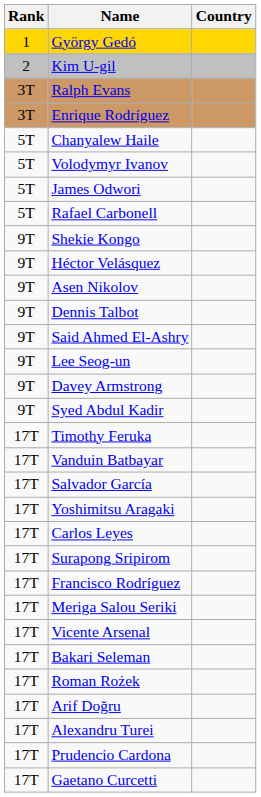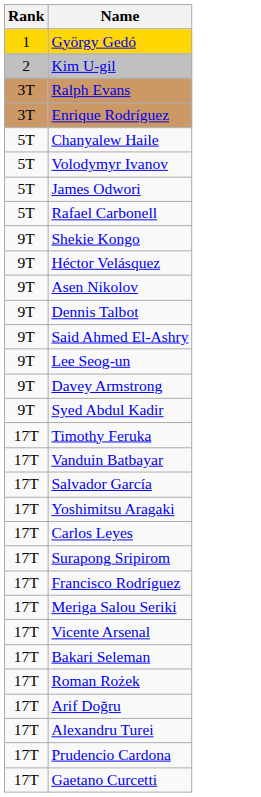- column: (224, 16)
